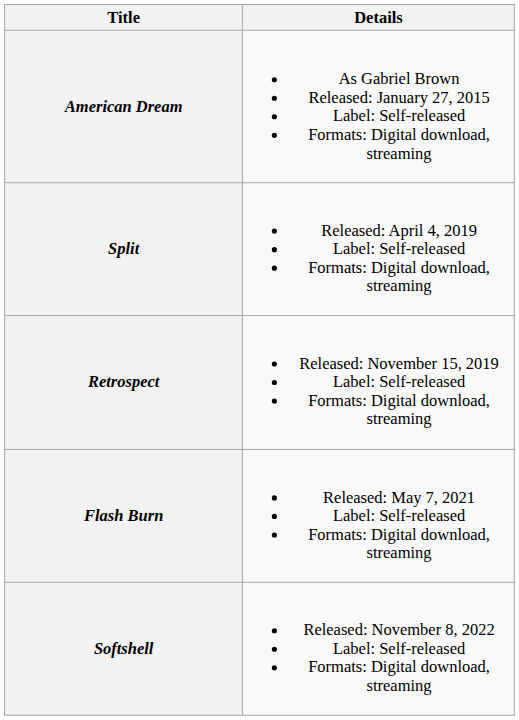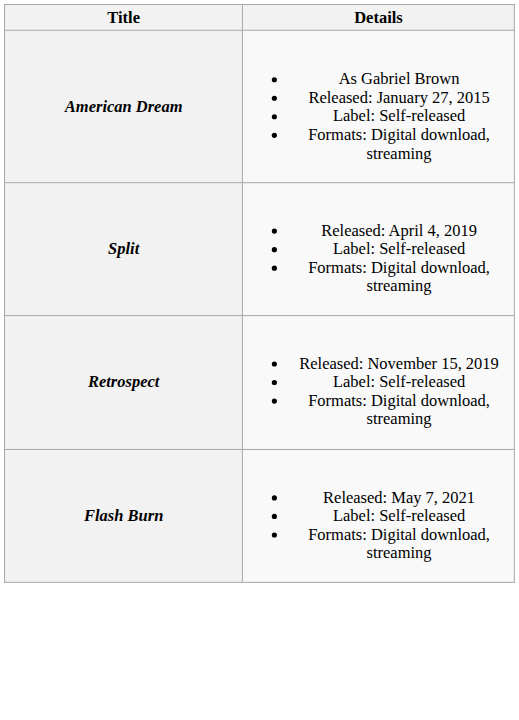- row: (124, 648)
